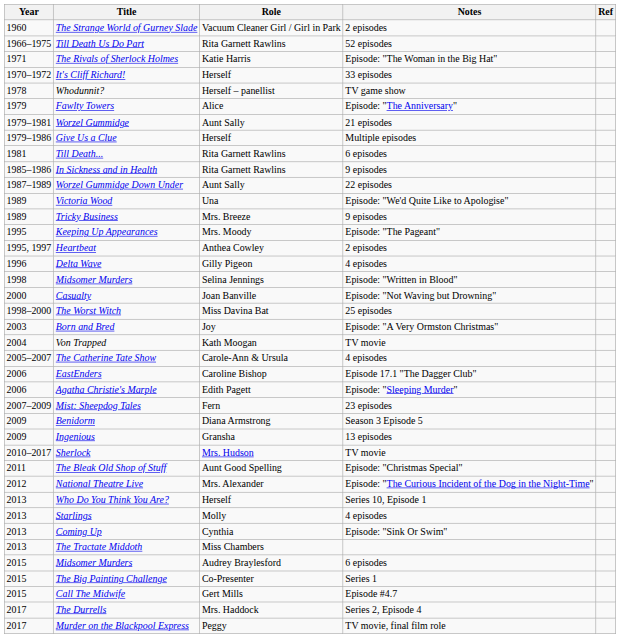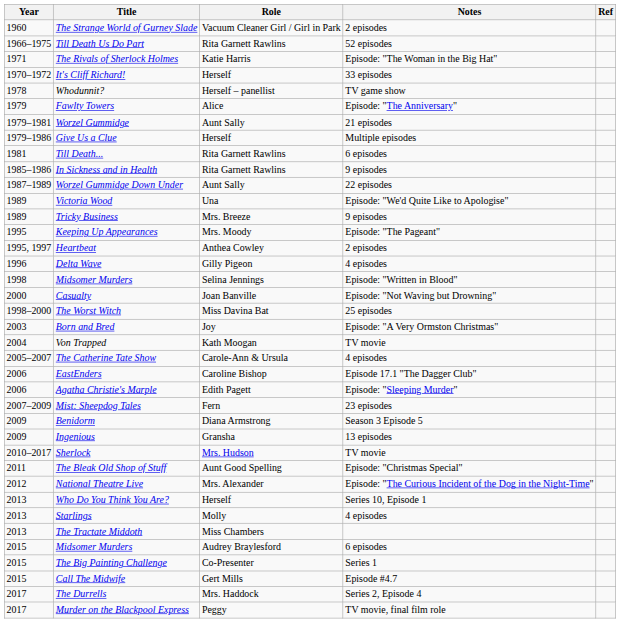- row: (79, 531)
